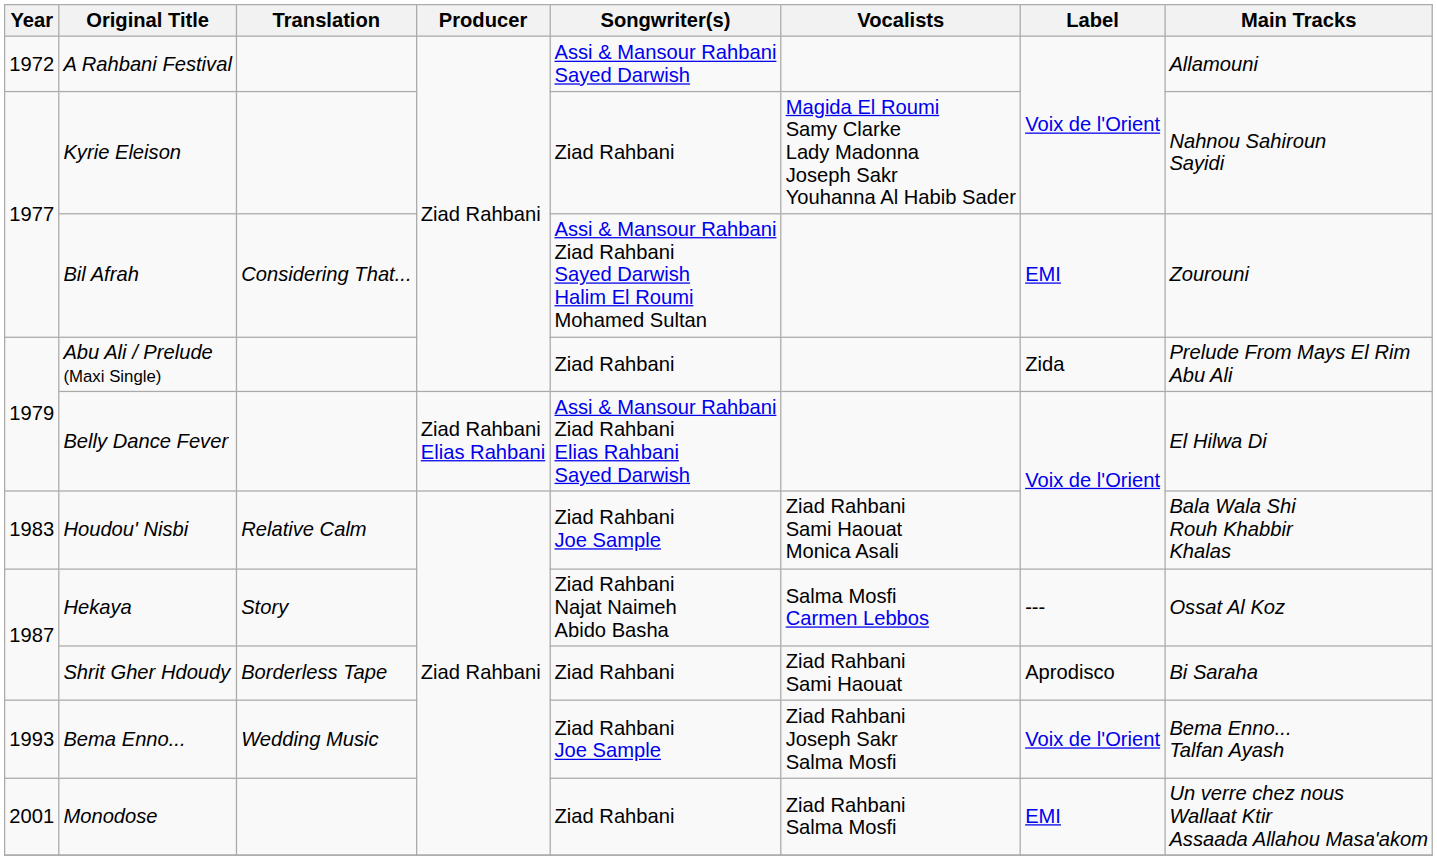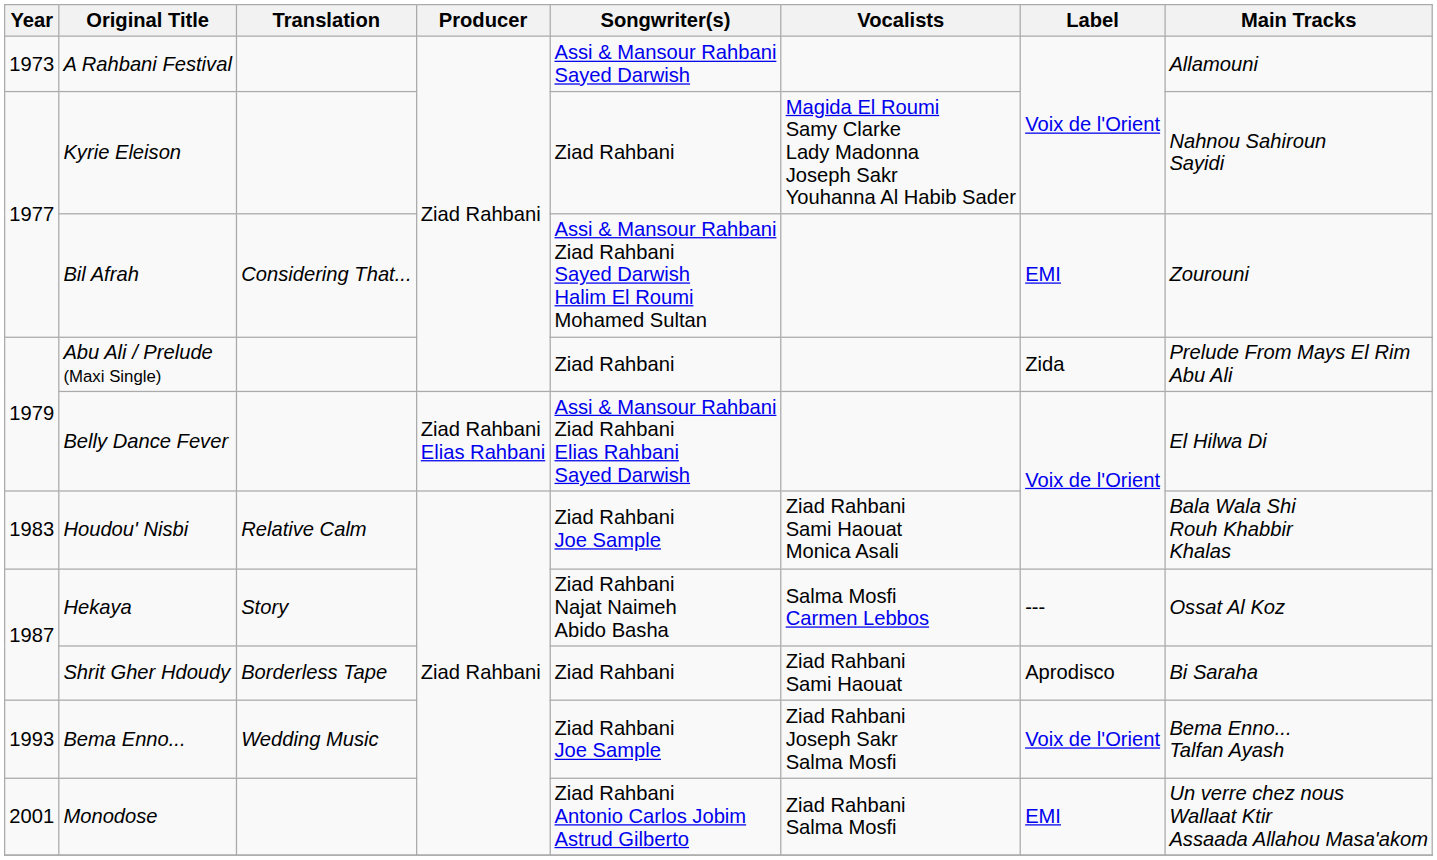(32, 63) 1972 -> (32, 63) 1973
(614, 816) Ziad Rahbani -> (650, 816) Ziad Rahbani Antonio Carlos Jobim Astrud Gilberto
